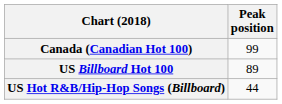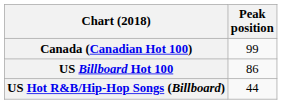(252, 68) 89 -> (252, 68) 86
